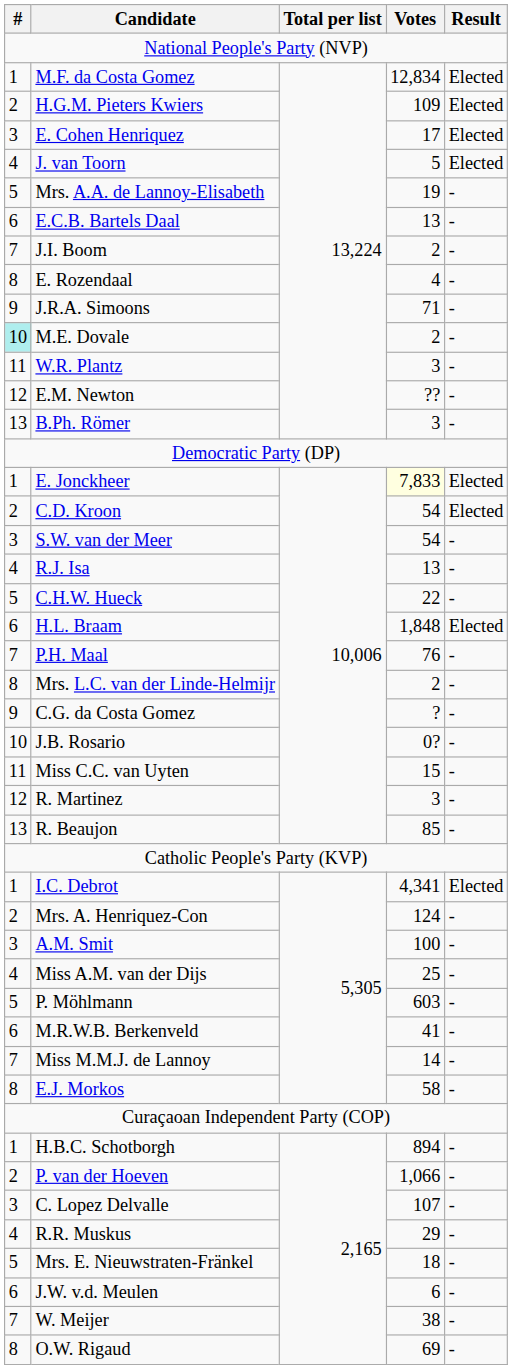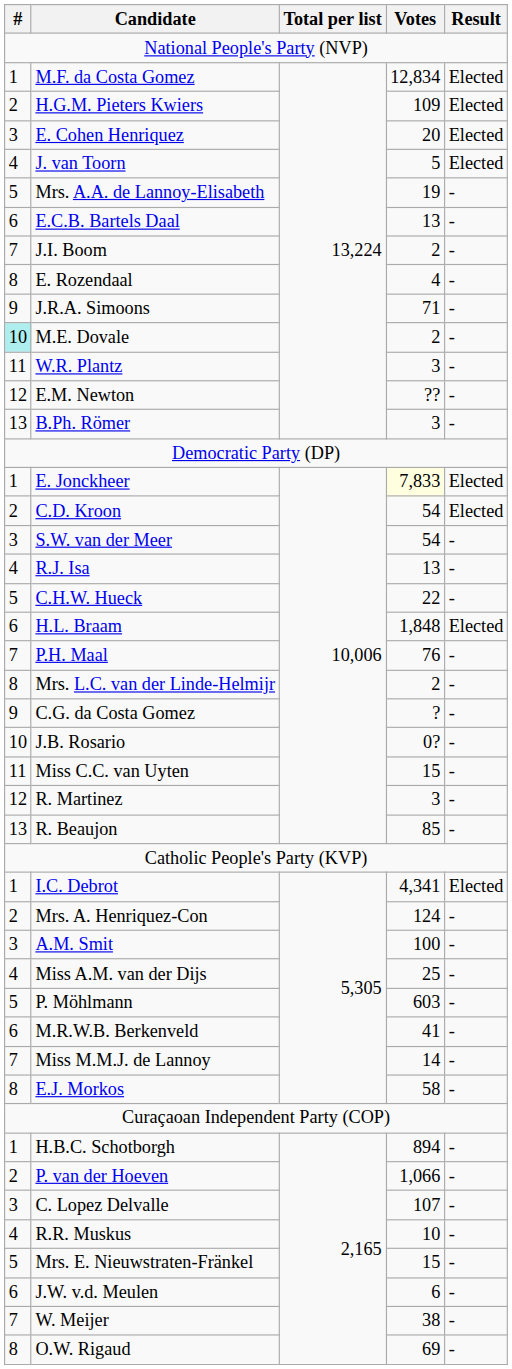(431, 134) 17 -> (431, 134) 20
(431, 1233) 29 -> (431, 1233) 10
(431, 1262) 18 -> (431, 1262) 15
